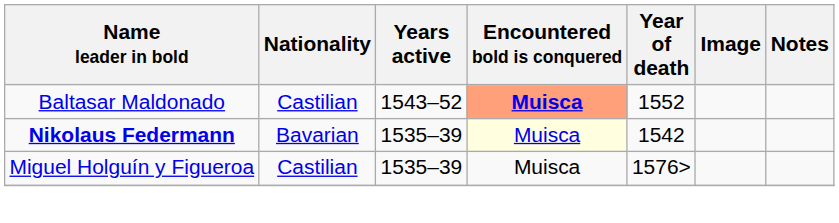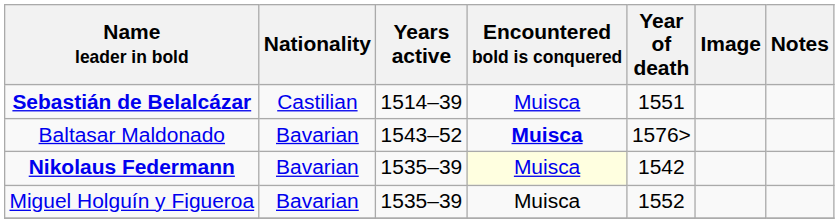+ row: (132, 101)
(317, 101) Castilian -> (317, 134) Bavarian
(547, 101) lightsalmon background -> (547, 134) no background
(661, 101) 1552 -> (661, 134) 1576>
(317, 168) Castilian -> (317, 201) Bavarian
(661, 168) 1576> -> (661, 201) 1552
